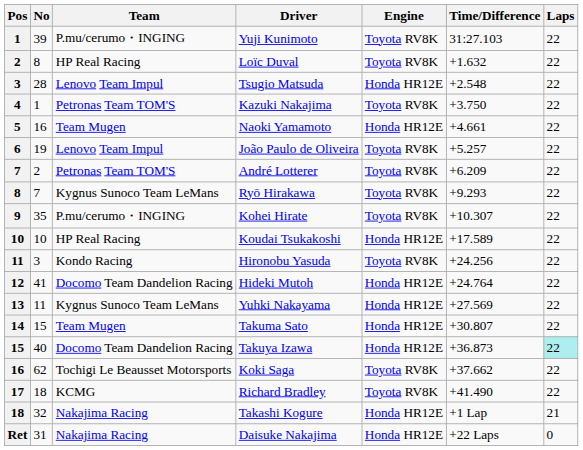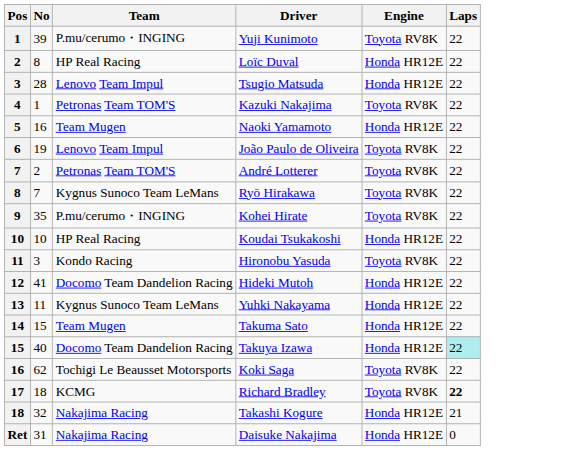- column: (495, 15)
(401, 61) Toyota RV8K -> (404, 61) Honda HR12E
(553, 391) normal -> (456, 391) bold
